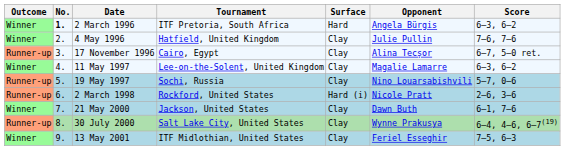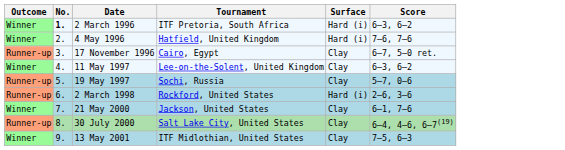- column: (422, 11)
(338, 25) Hard -> (348, 25) Hard (i)
(338, 39) Clay -> (348, 39) Hard (i)
